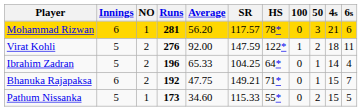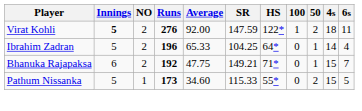- row: (50, 30)
(116, 47) normal -> (114, 30) bold
